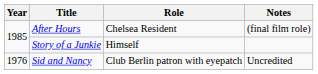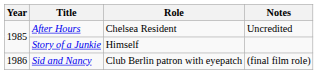(279, 28) (final film role) -> (270, 28) Uncredited
(17, 61) 1976 -> (17, 61) 1986
(270, 61) Uncredited -> (279, 61) (final film role)
